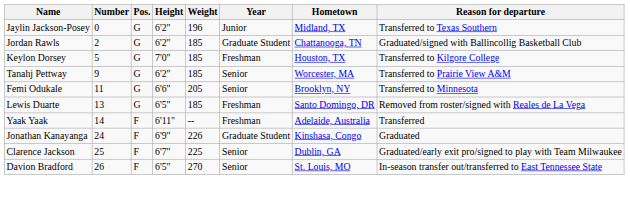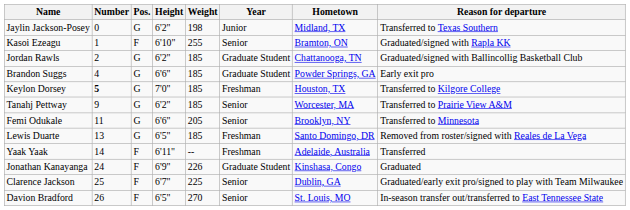(195, 27) 196 -> (195, 27) 198
+ row: (34, 43)
+ row: (37, 74)
(97, 58) normal -> (97, 89) bold
